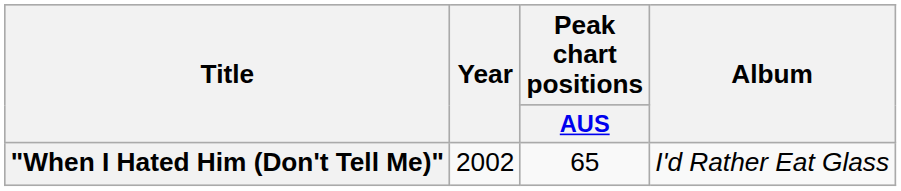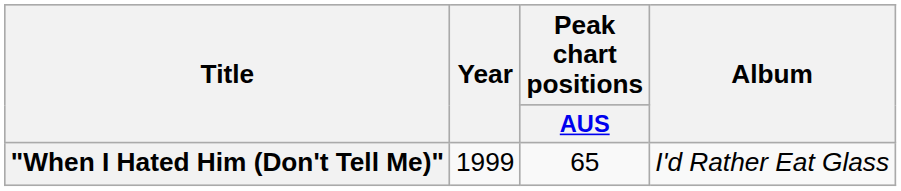(485, 163) 2002 -> (485, 163) 1999
